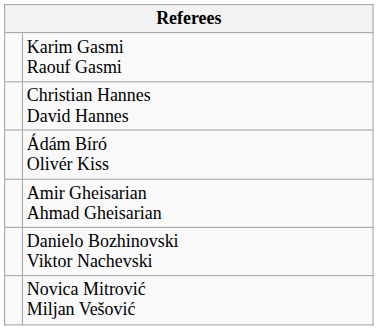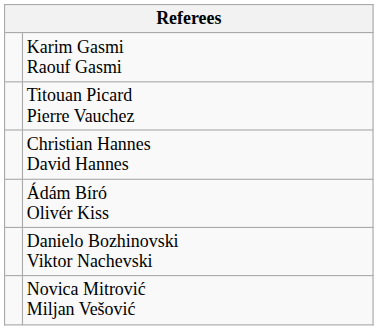+ row: (81, 105)
- row: (94, 202)
